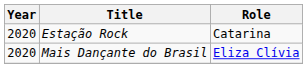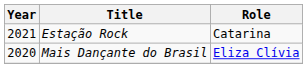(22, 34) 2020 -> (22, 34) 2021
